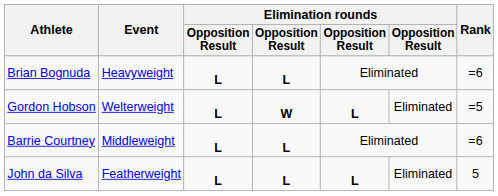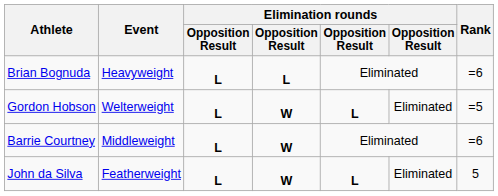(286, 148) L -> (286, 148) W
(286, 181) L -> (286, 181) W
